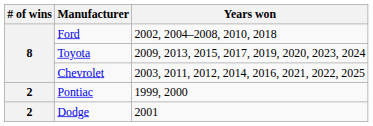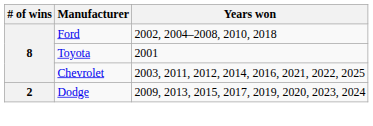(250, 53) 2009, 2013, 2015, 2017, 2019, 2020, 2023, 2024 -> (146, 53) 2001
- row: (75, 92)
(146, 112) 2001 -> (250, 92) 2009, 2013, 2015, 2017, 2019, 2020, 2023, 2024
